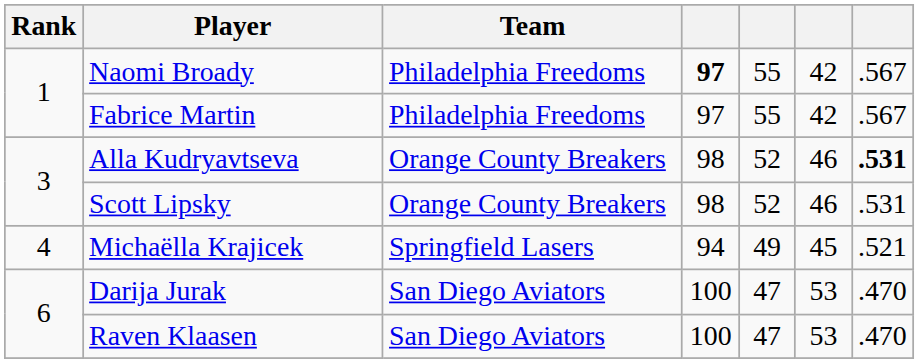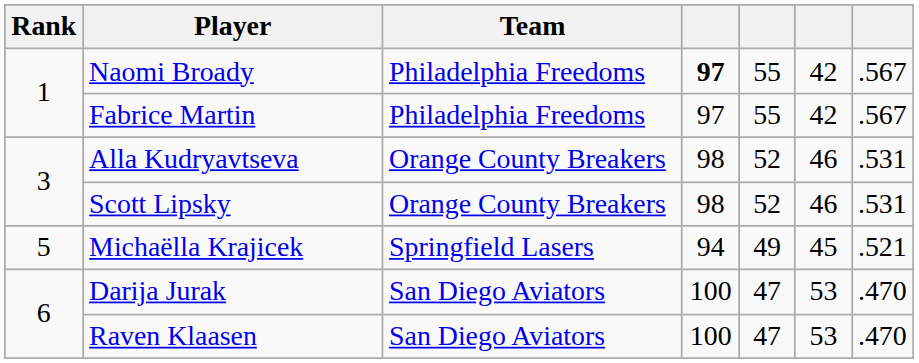(882, 159) bold -> (882, 159) normal
(44, 247) 4 -> (44, 247) 5
